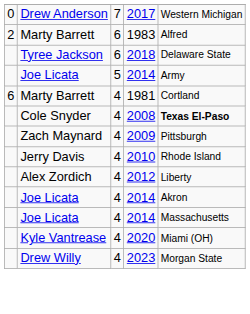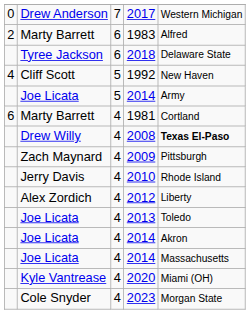+ row: (117, 75)
(56, 116) Cole Snyder -> (51, 136) Drew Willy
+ row: (117, 217)
(51, 258) Drew Willy -> (56, 298) Cole Snyder
